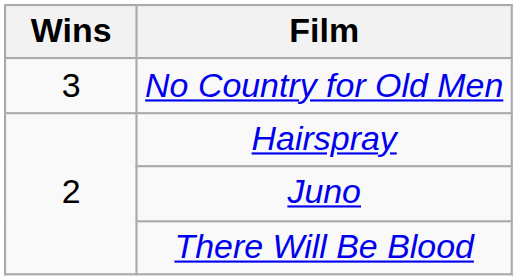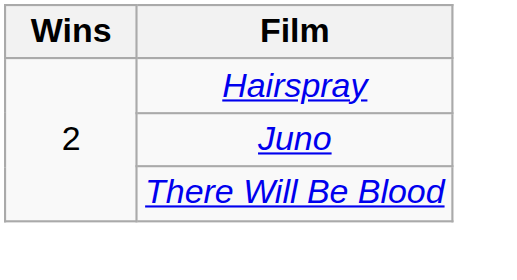- row: (324, 85)
